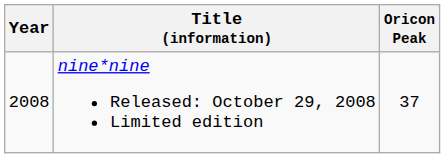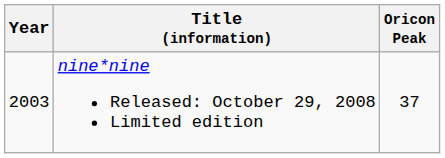(29, 103) 2008 -> (29, 103) 2003
